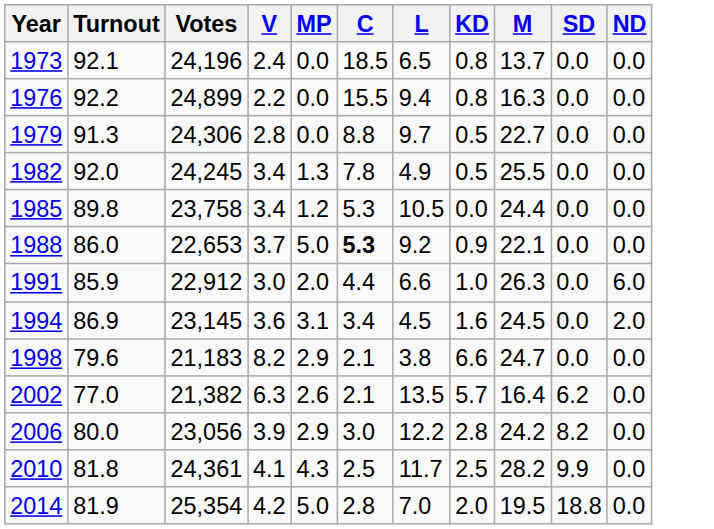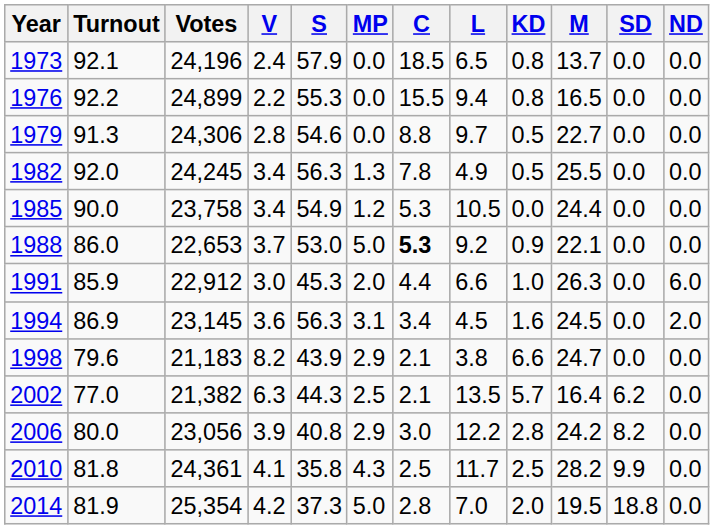+ column: (319, 23)
(523, 98) 16.3 -> (579, 98) 16.5
(96, 209) 89.8 -> (96, 209) 90.0
(313, 394) 2.6 -> (369, 394) 2.5
